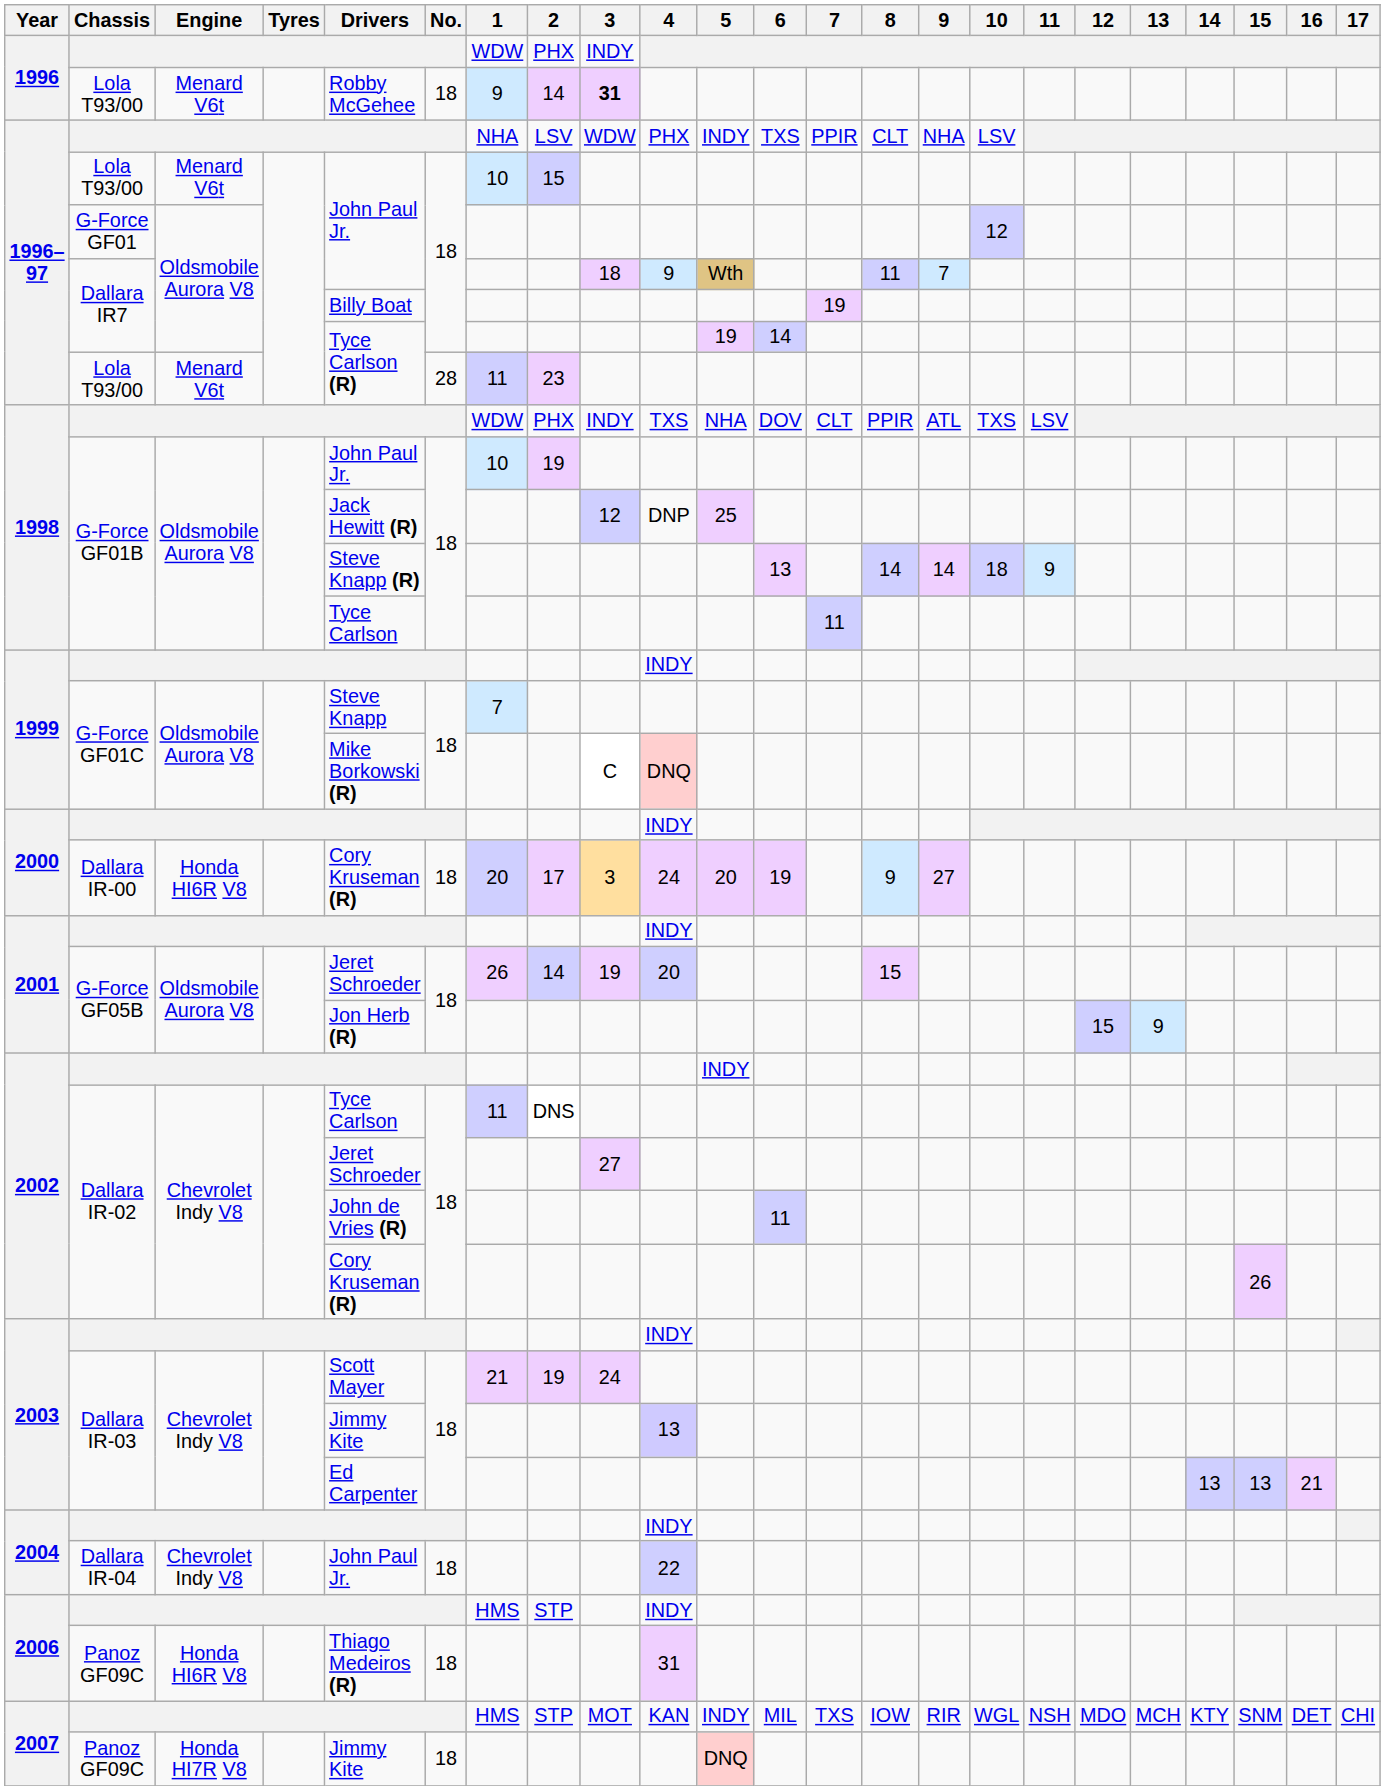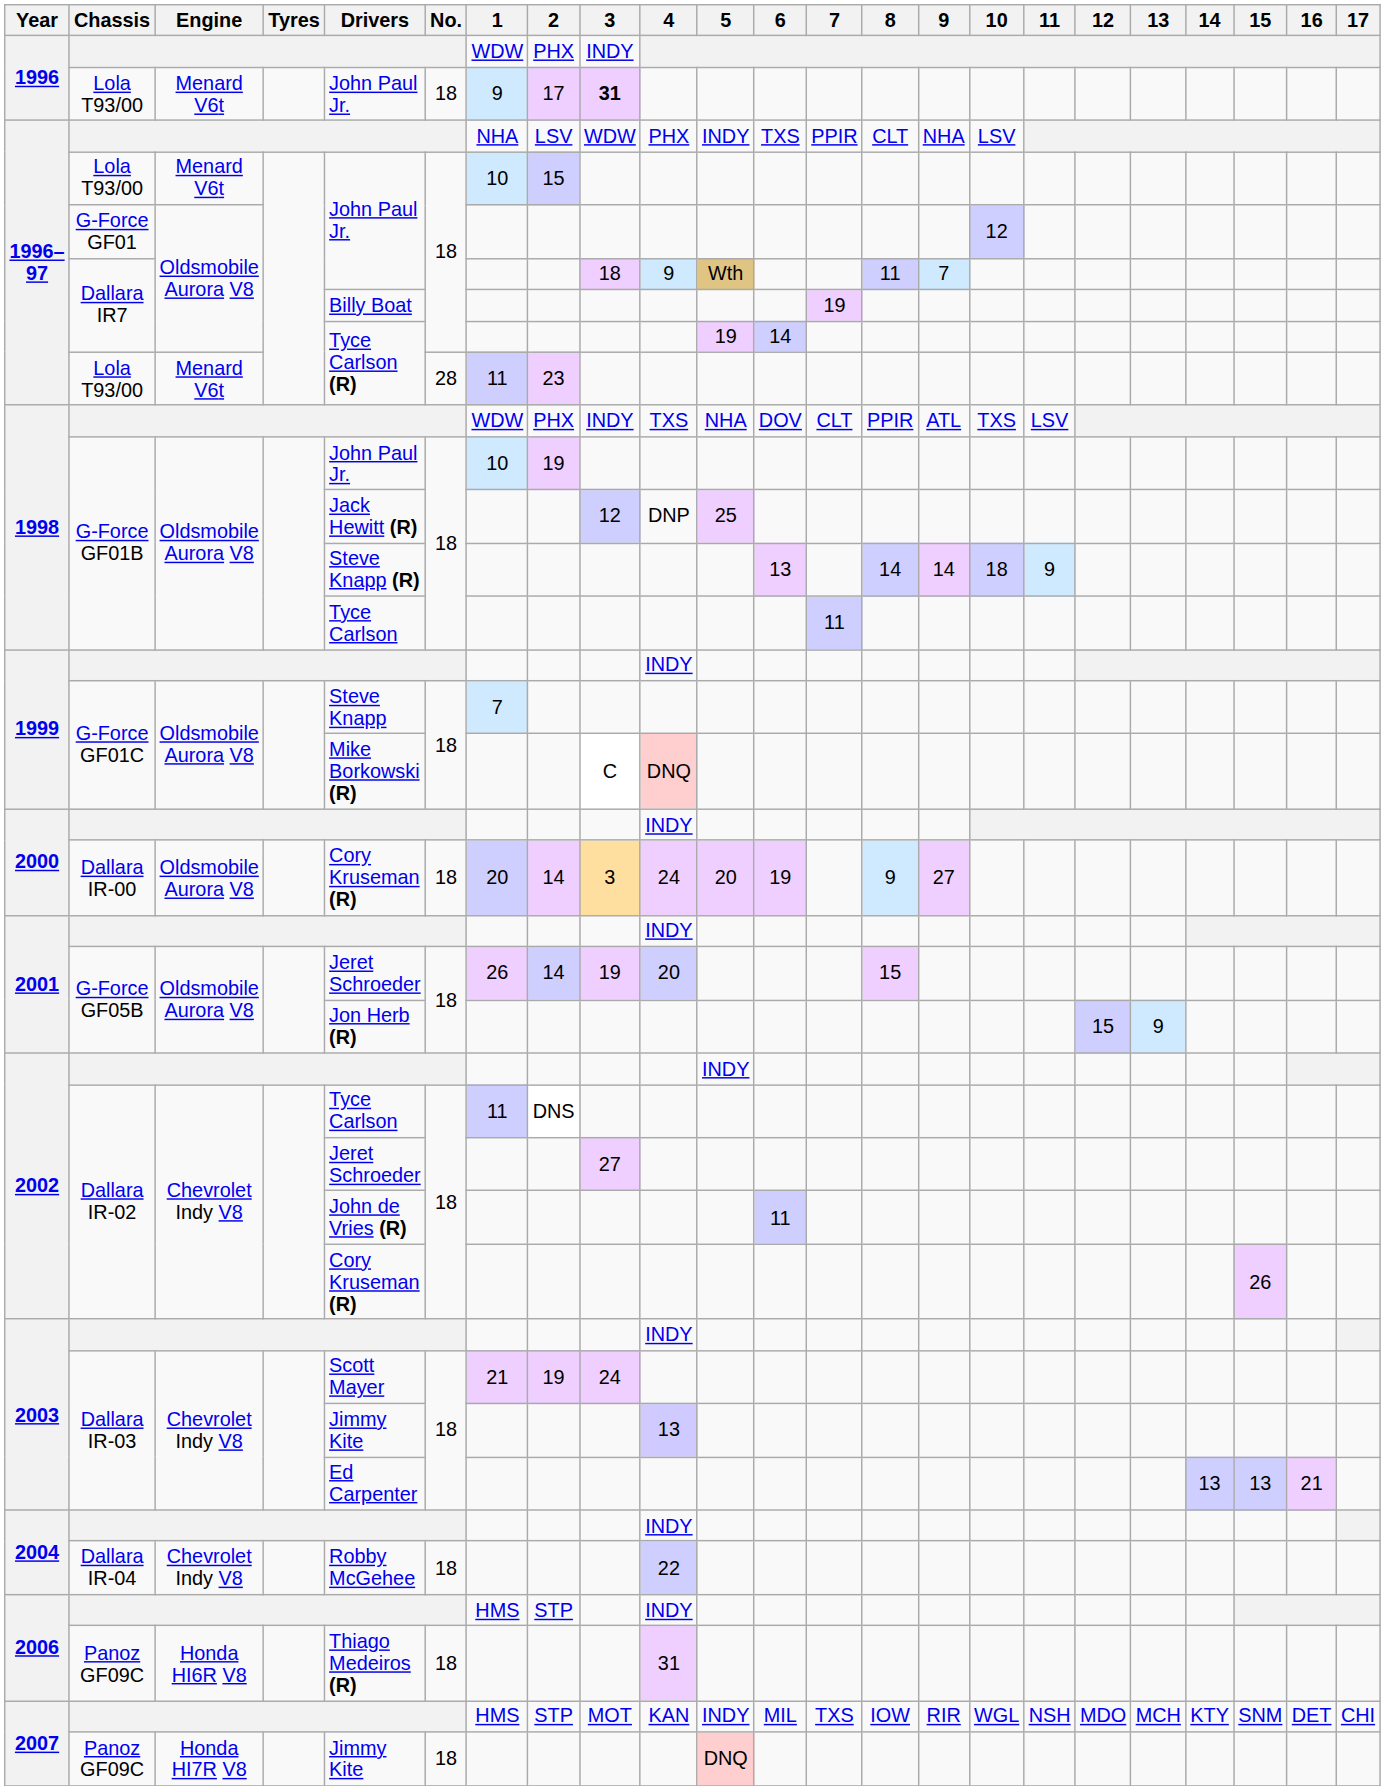(372, 94) Robby McGehee -> (373, 94) John Paul Jr.
(554, 94) 14 -> (554, 94) 17
(209, 877) Honda HI6R V8 -> (209, 877) Oldsmobile Aurora V8
(554, 877) 17 -> (554, 877) 14
(373, 1567) John Paul Jr. -> (372, 1567) Robby McGehee
